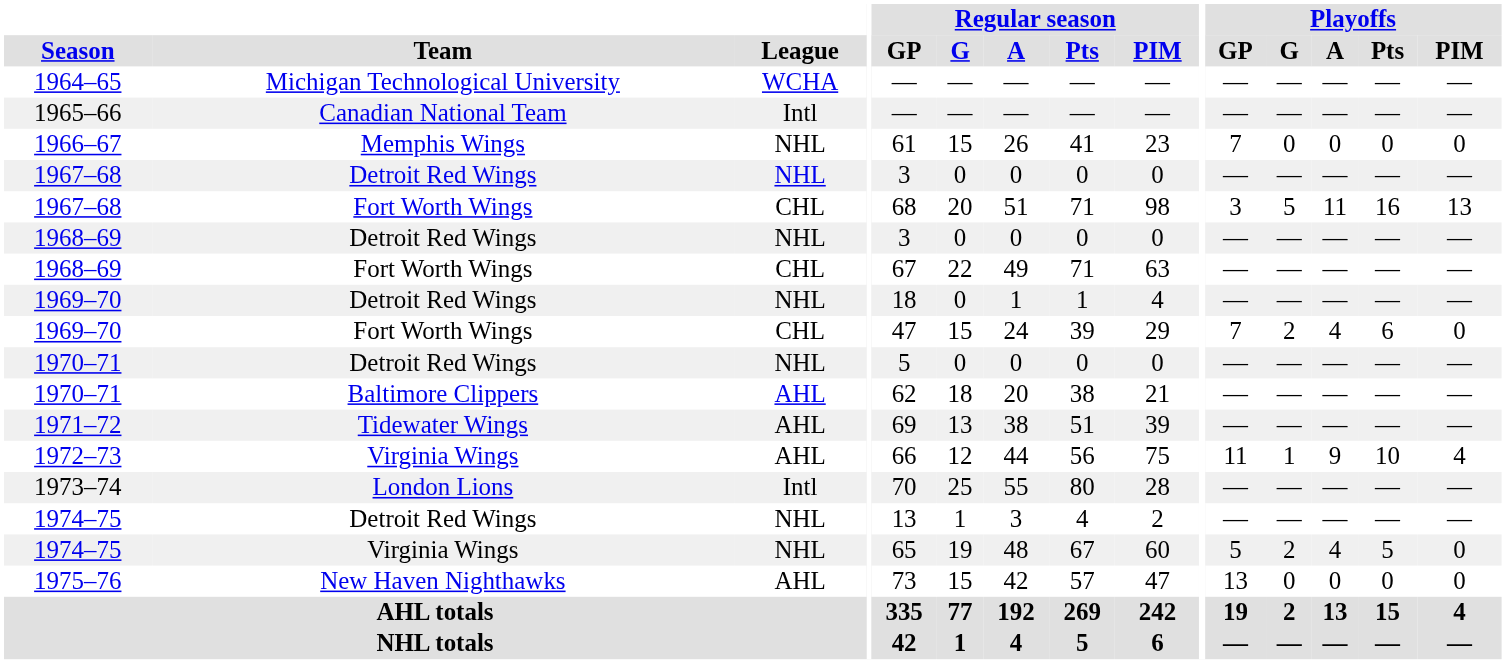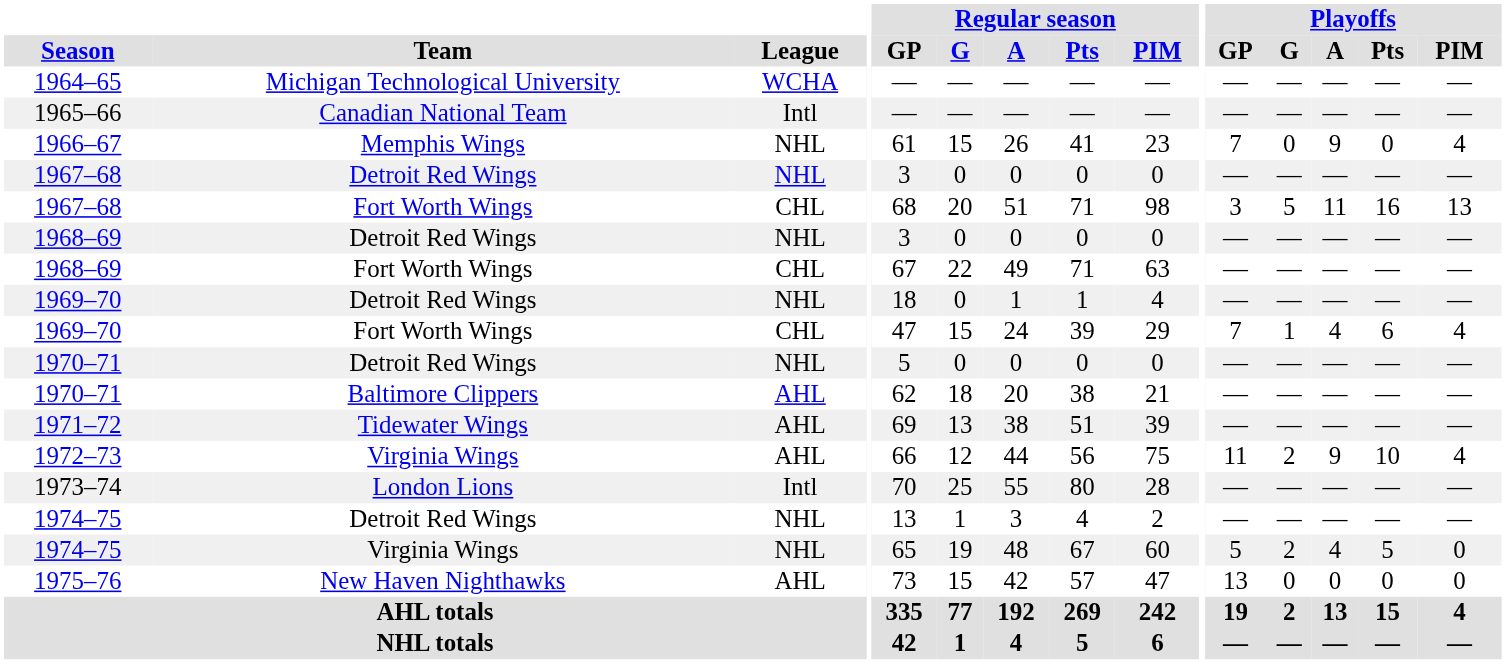(1335, 144) 0 -> (1335, 144) 9
(1459, 144) 0 -> (1459, 144) 4
(1289, 331) 2 -> (1289, 331) 1
(1459, 331) 0 -> (1459, 331) 4
(1289, 456) 1 -> (1289, 456) 2
